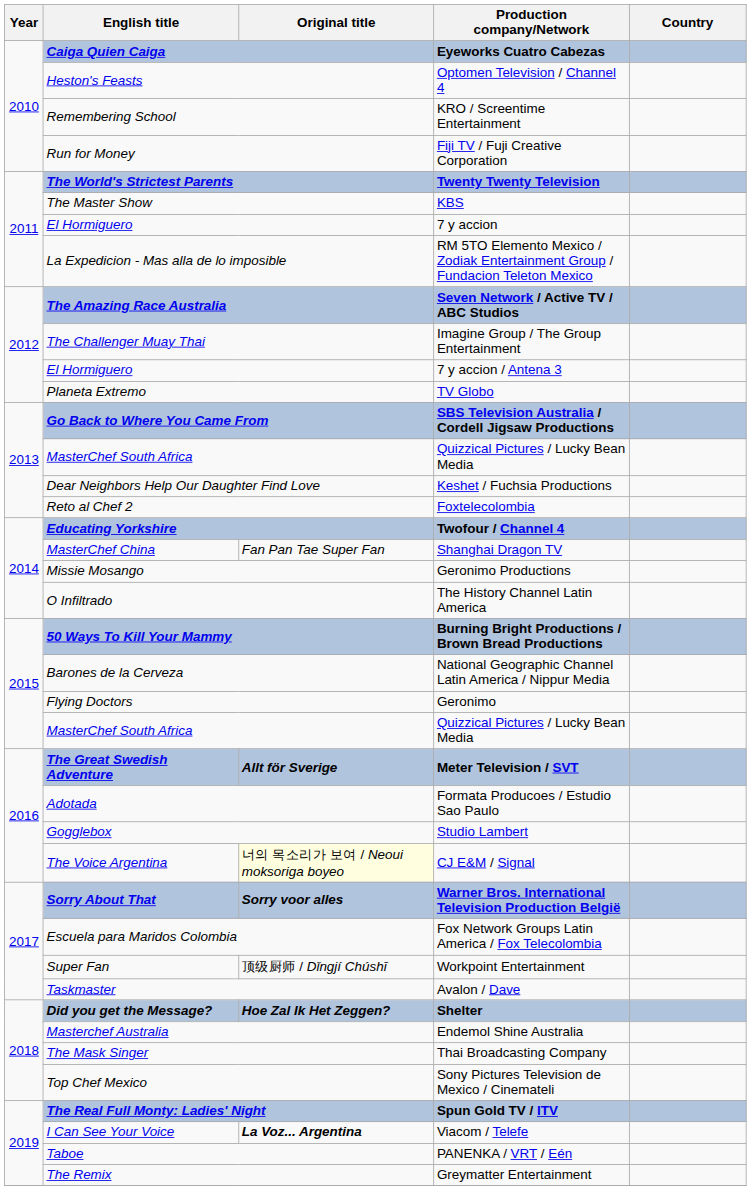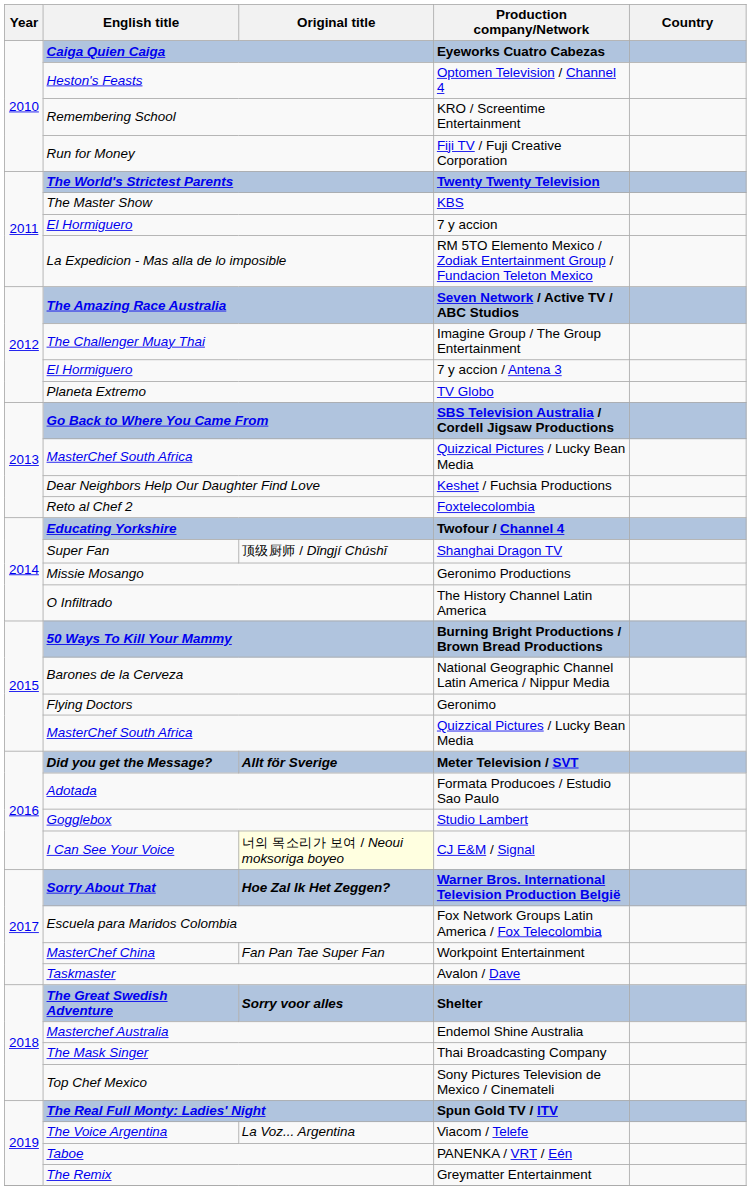(101, 550) MasterChef China -> (78, 551) Super Fan
(313, 550) Fan Pan Tae Super Fan -> (314, 550) 顶级厨师 / Dǐngjí Chúshī
(107, 767) The Great Swedish Adventure -> (129, 762) Did you get the Message?
(107, 862) The Voice Argentina -> (110, 850) I Can See Your Voice
(293, 900) Sorry voor alles -> (316, 887) Hoe Zal Ik Het Zeggen?
(78, 966) Super Fan -> (101, 953) MasterChef China
(314, 966) 顶级厨师 / Dǐngjí Chúshī -> (313, 953) Fan Pan Tae Super Fan
(129, 1010) Did you get the Message? -> (107, 1003) The Great Swedish Adventure
(316, 1010) Hoe Zal Ik Het Zeggen? -> (293, 1003) Sorry voor alles
(110, 1132) I Can See Your Voice -> (107, 1132) The Voice Argentina
(302, 1132) bold -> (298, 1132) normal
